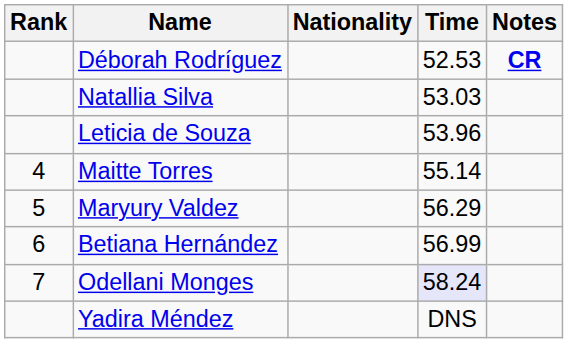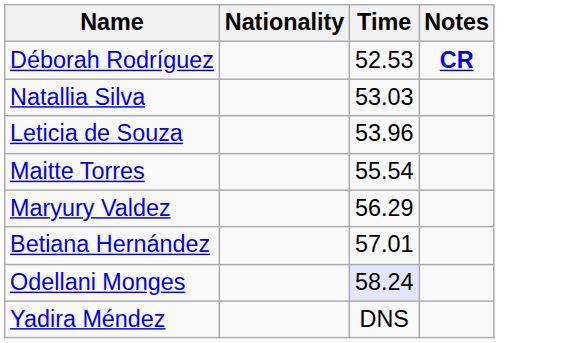- column: (39, 23)
(452, 171) 55.14 -> (384, 171) 55.54
(452, 245) 56.99 -> (384, 245) 57.01
